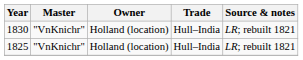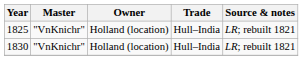rows swapped: (18, 47) <-> (18, 30)
